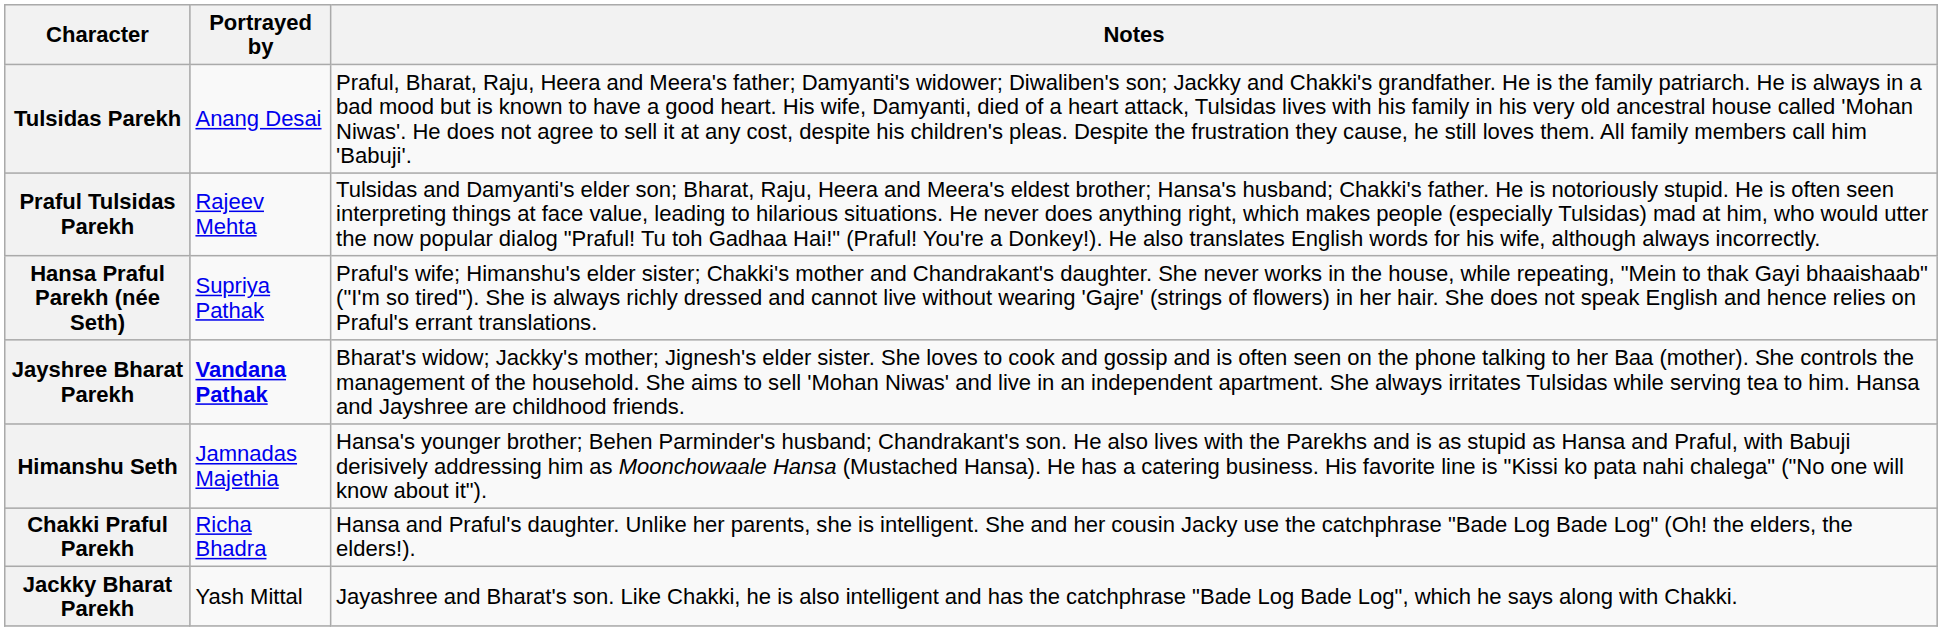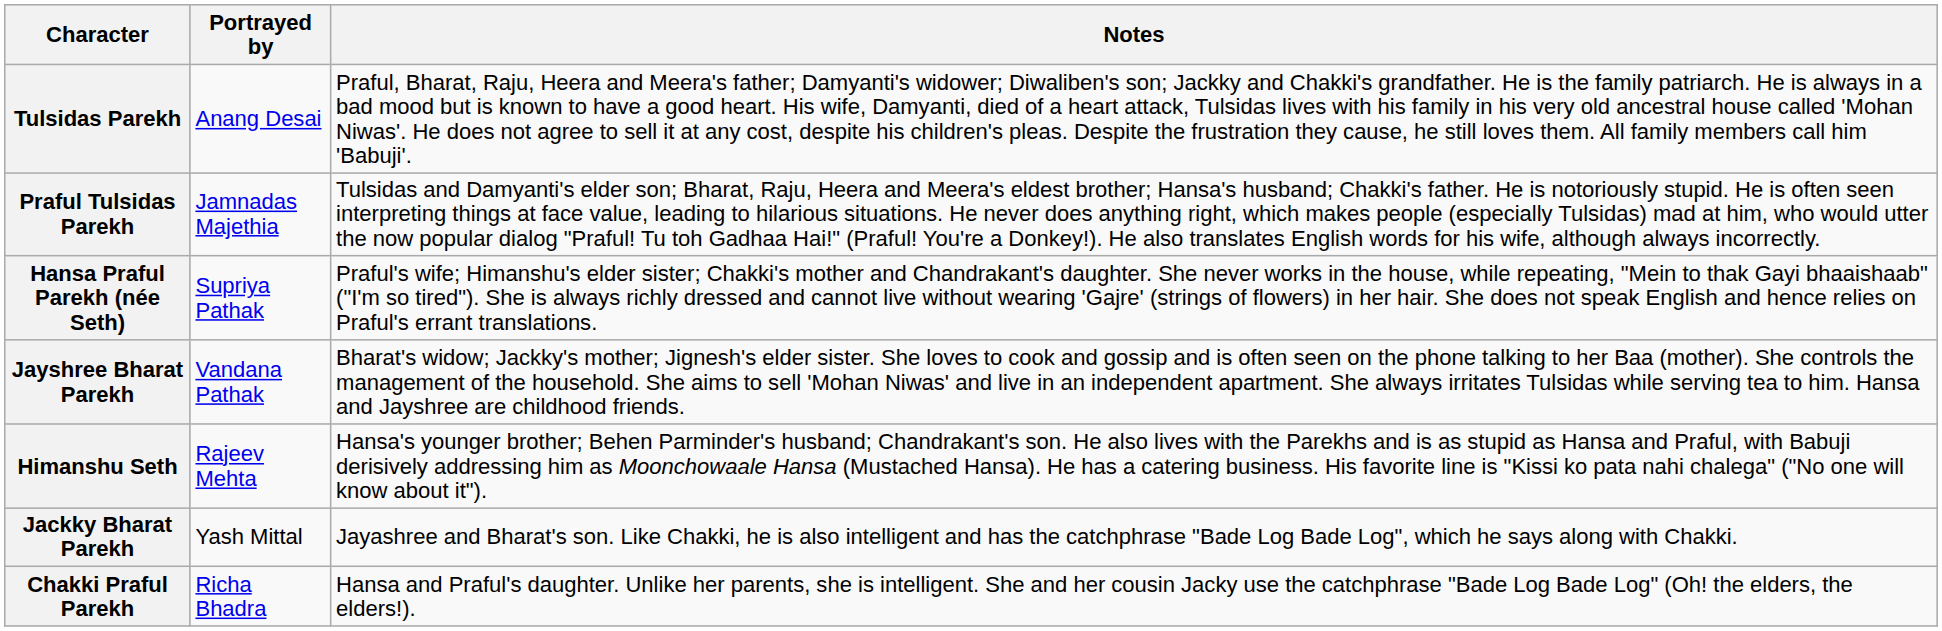(230, 215) Rajeev Mehta -> (246, 215) Jamnadas Majethia
(241, 382) bold -> (239, 382) normal
(246, 466) Jamnadas Majethia -> (230, 466) Rajeev Mehta
rows swapped: (98, 537) <-> (98, 597)
